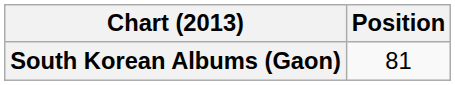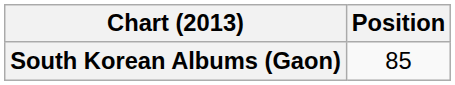(398, 60) 81 -> (398, 60) 85
